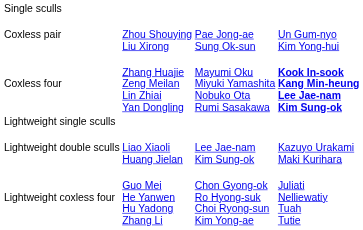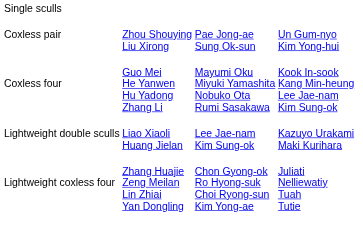(153, 90) Zhang Huajie Zeng Meilan Lin Zhiai Yan Dongling -> (149, 90) Guo Mei He Yanwen Hu Yadong Zhang Li
(319, 90) bold -> (316, 90) normal
- row: (60, 122)
(149, 203) Guo Mei He Yanwen Hu Yadong Zhang Li -> (153, 189) Zhang Huajie Zeng Meilan Lin Zhiai Yan Dongling
